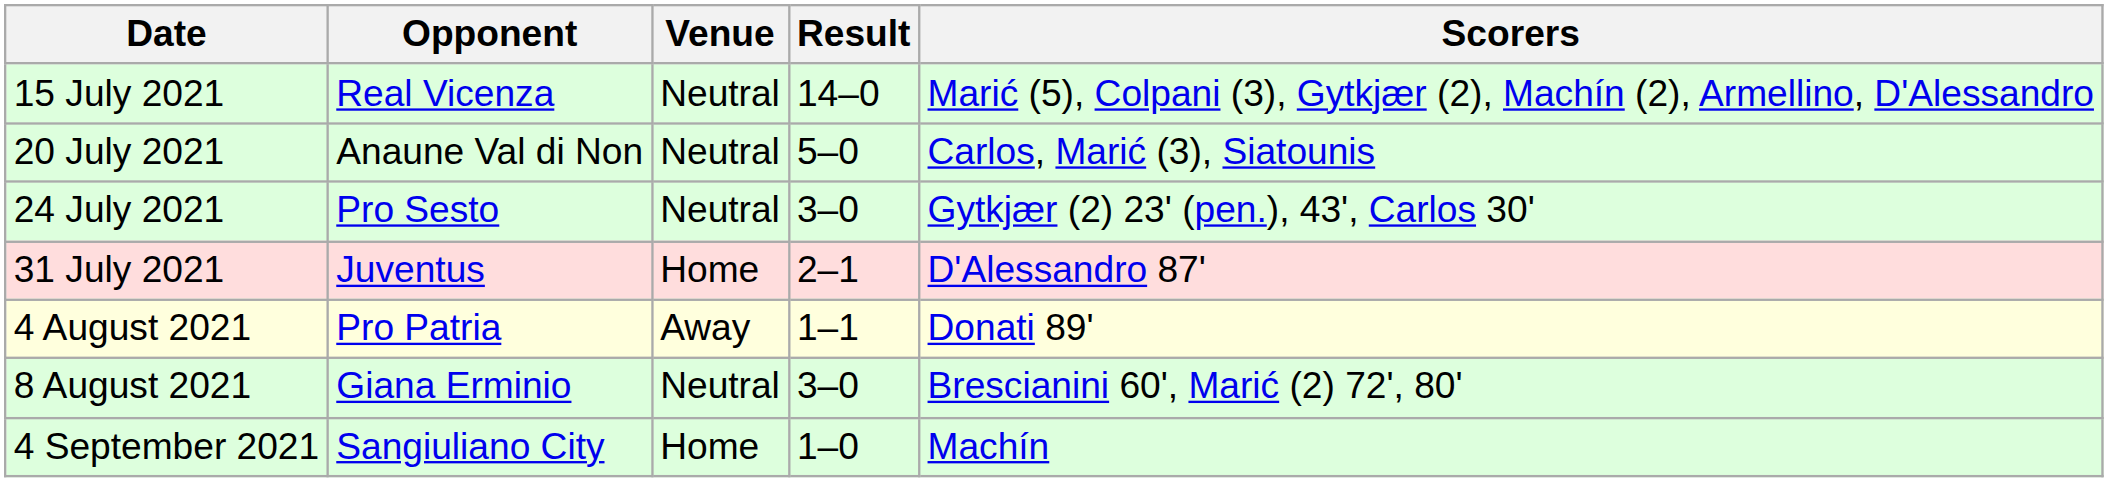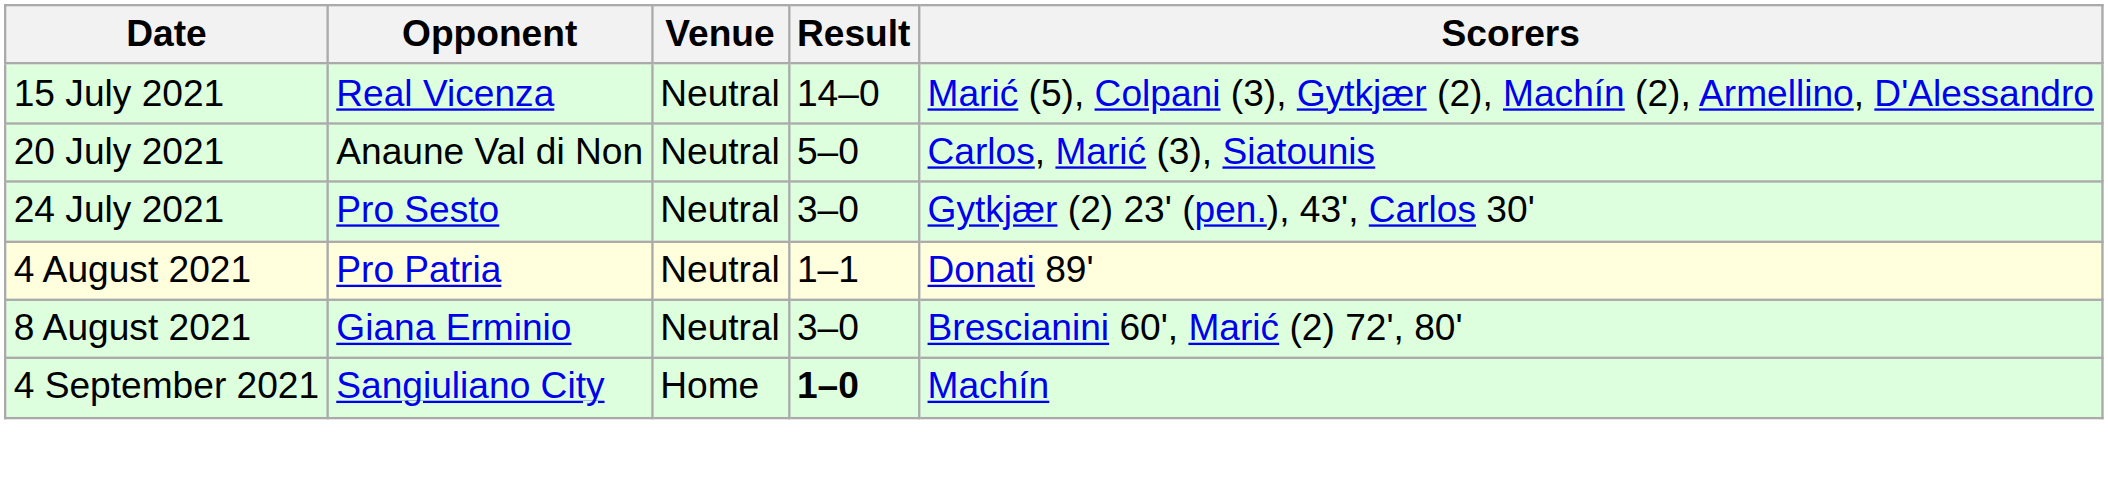- row: (119, 269)
(705, 328) Away -> (720, 269) Neutral
(828, 446) normal -> (828, 387) bold
